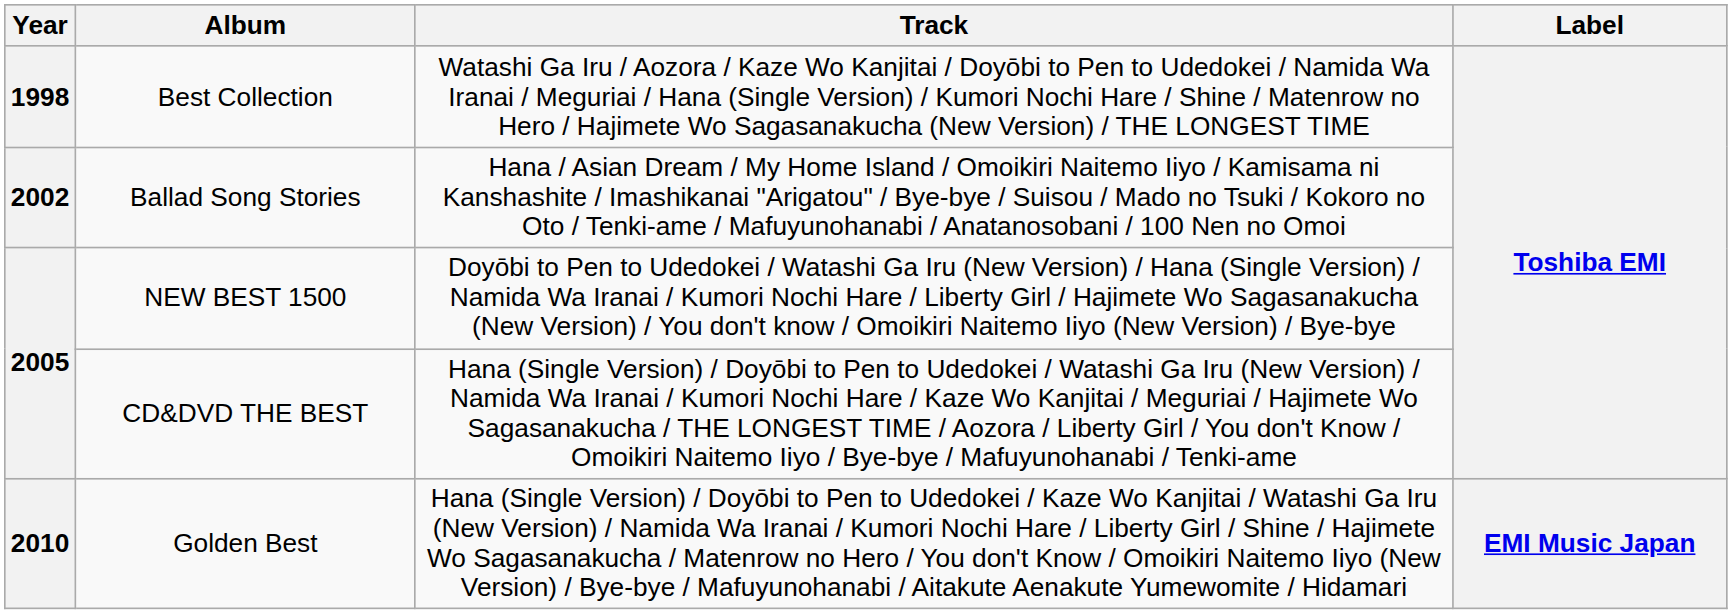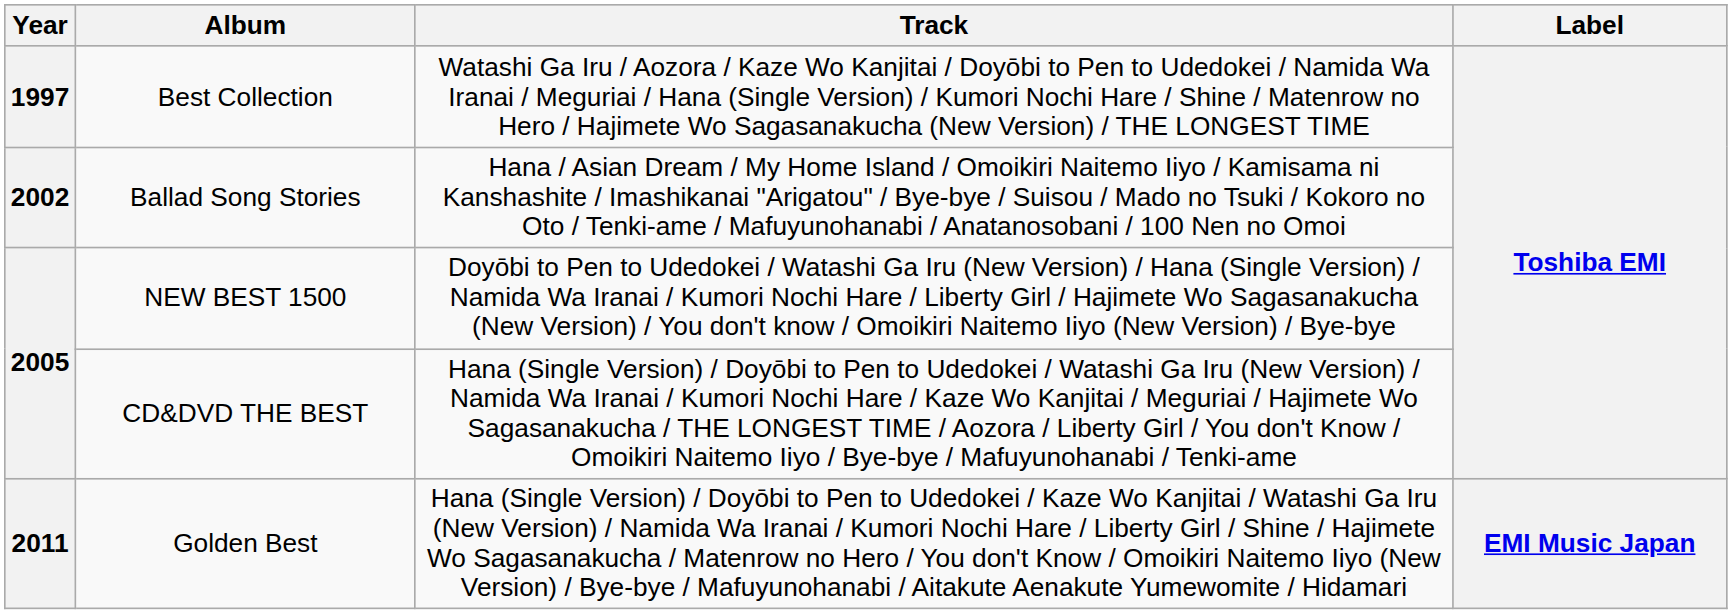(40, 96) 1998 -> (40, 96) 1997
(40, 543) 2010 -> (40, 543) 2011
